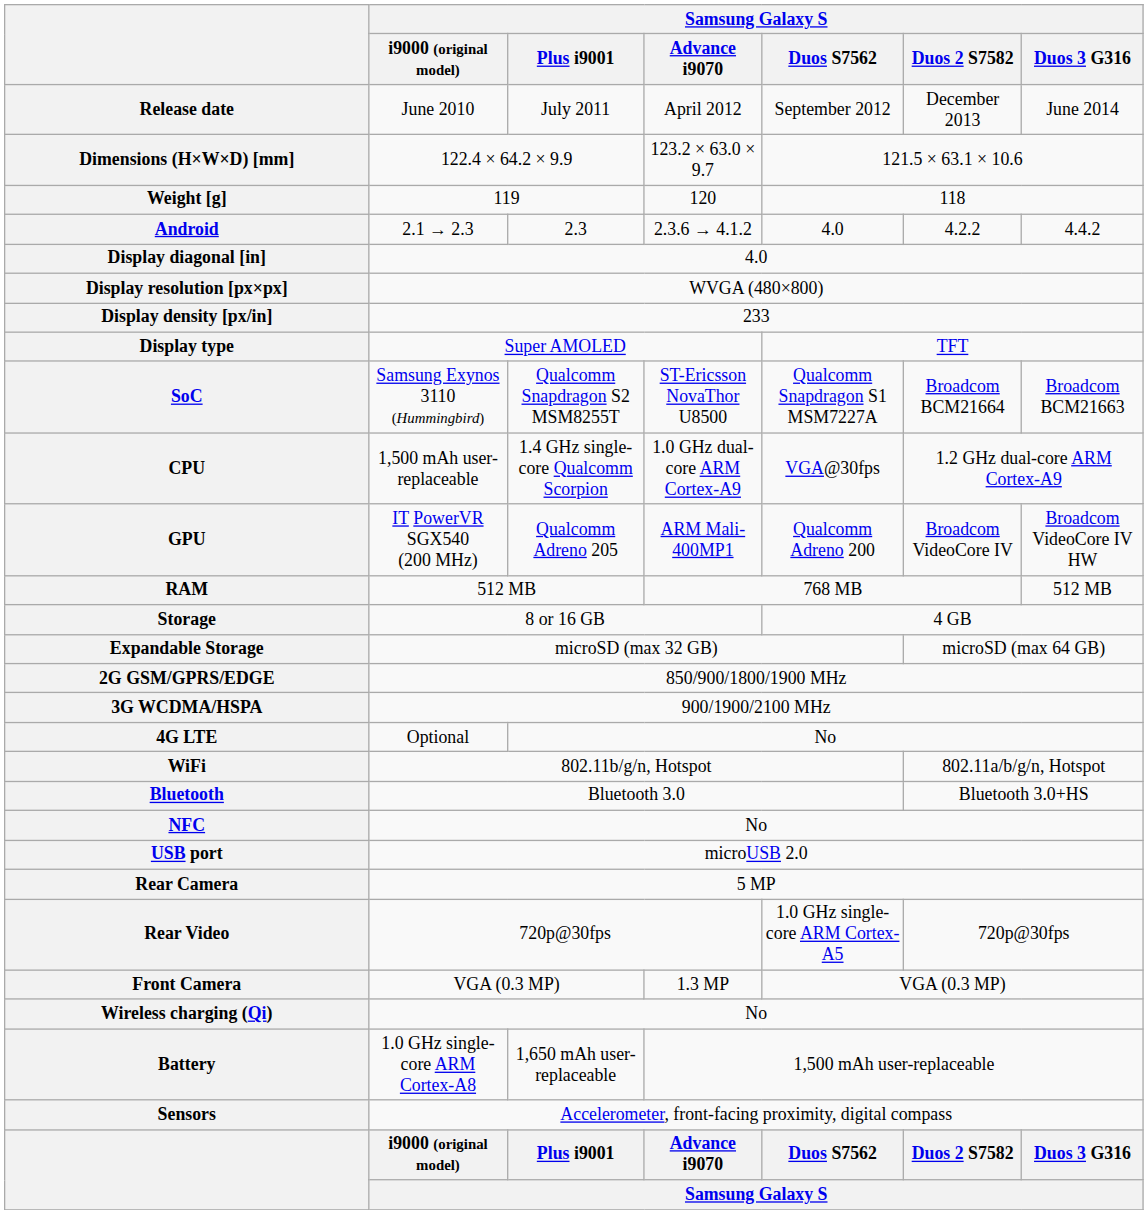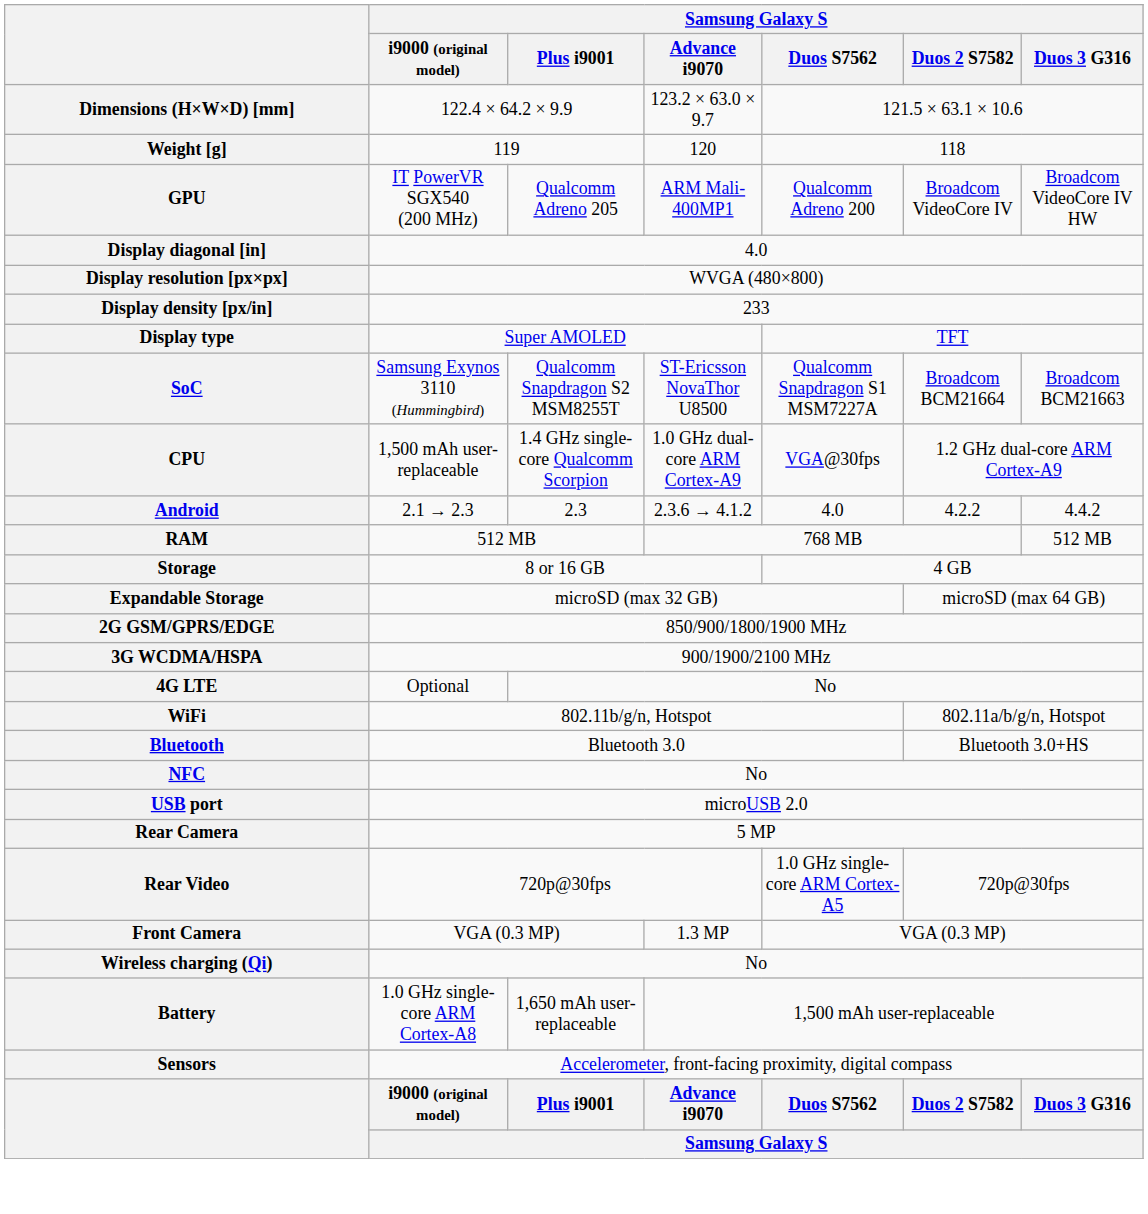- row: (187, 109)
rows swapped: (187, 228) <-> (187, 539)
